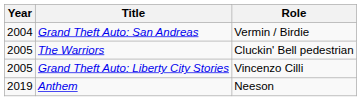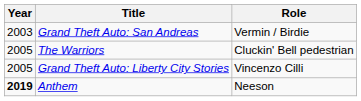(20, 31) 2004 -> (20, 31) 2003
(20, 86) normal -> (20, 86) bold
